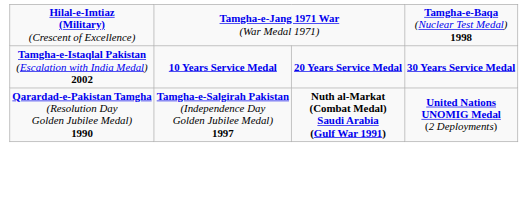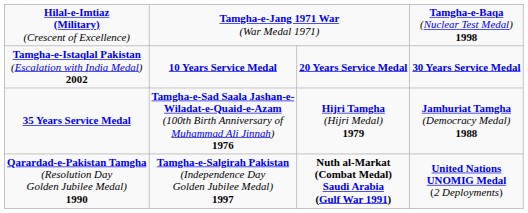+ row: (77, 121)
